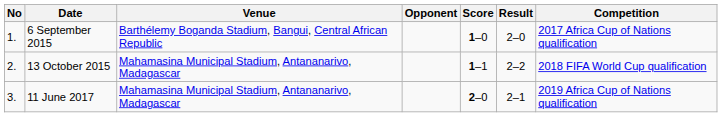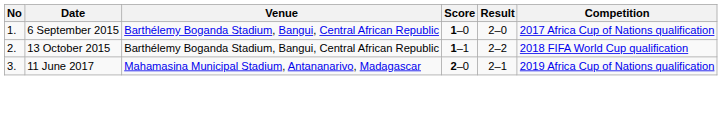- column: (431, 13)
(235, 66) Mahamasina Municipal Stadium, Antananarivo, Madagascar -> (282, 48) Barthélemy Boganda Stadium, Bangui, Central African Republic
